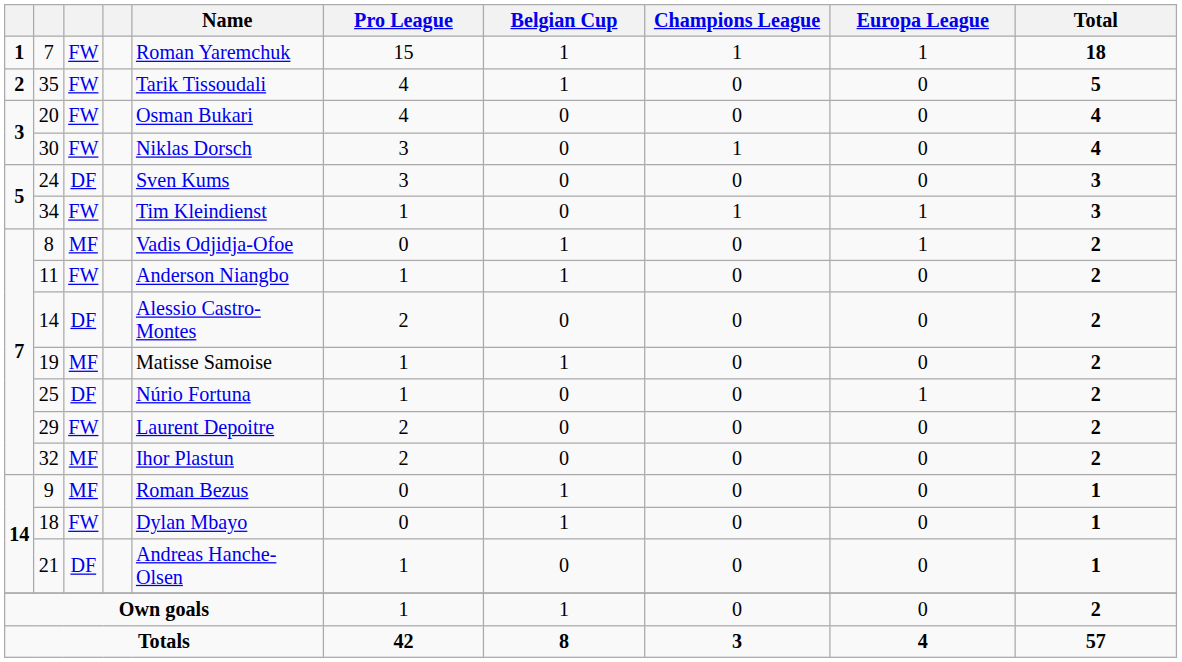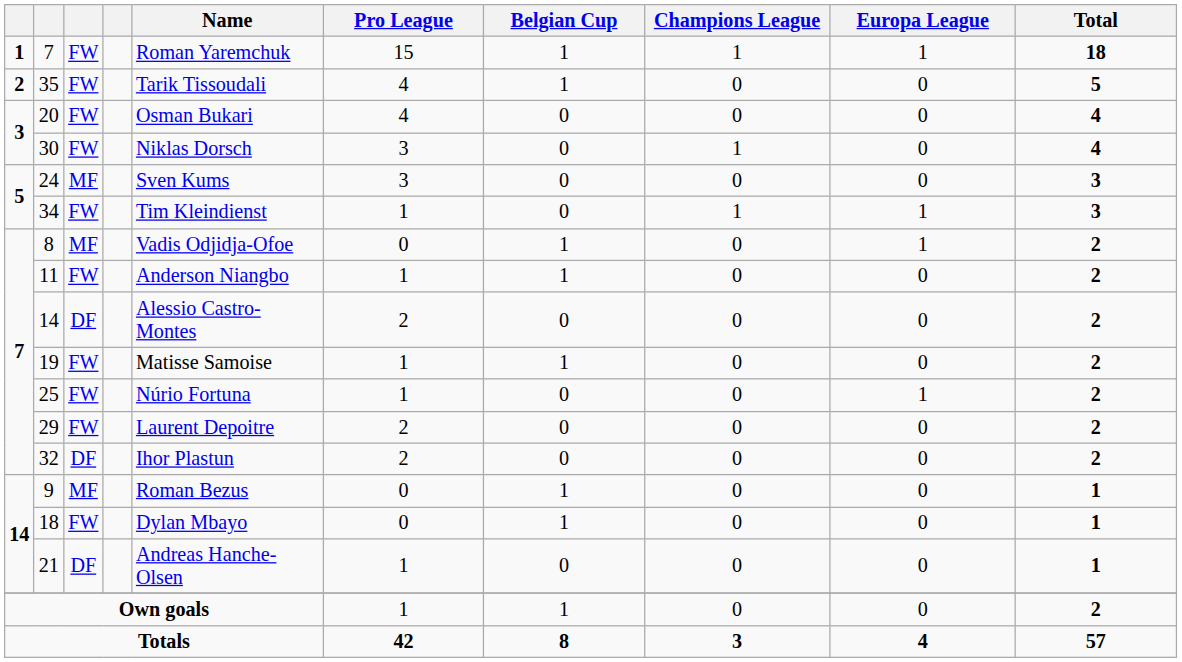(83, 180) DF -> (83, 180) MF
(83, 362) MF -> (83, 362) FW
(83, 394) DF -> (83, 394) FW
(83, 458) MF -> (83, 458) DF
